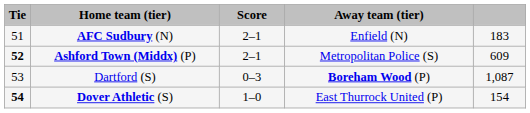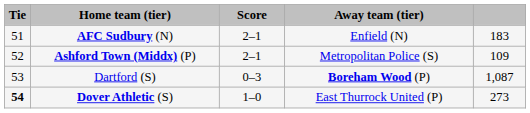(17, 56) bold -> (17, 56) normal
(500, 56) 609 -> (500, 56) 109
(500, 97) 154 -> (500, 97) 273
